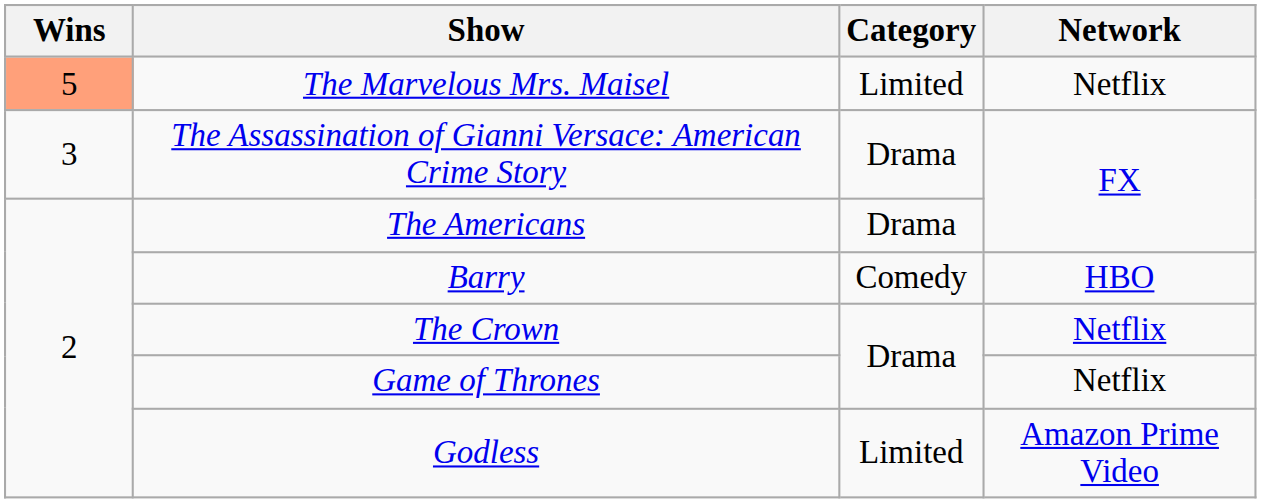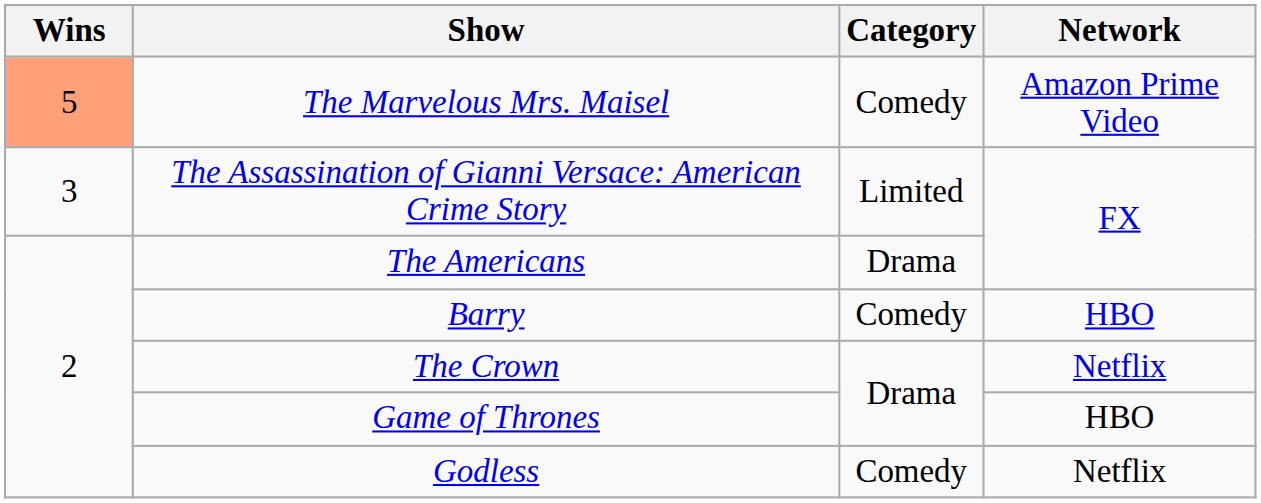(911, 82) Limited -> (911, 101) Comedy
(1120, 82) Netflix -> (1120, 101) Amazon Prime Video
(911, 153) Drama -> (911, 190) Limited
(1120, 381) Netflix -> (1120, 418) HBO
(911, 452) Limited -> (911, 470) Comedy
(1120, 452) Amazon Prime Video -> (1120, 470) Netflix
